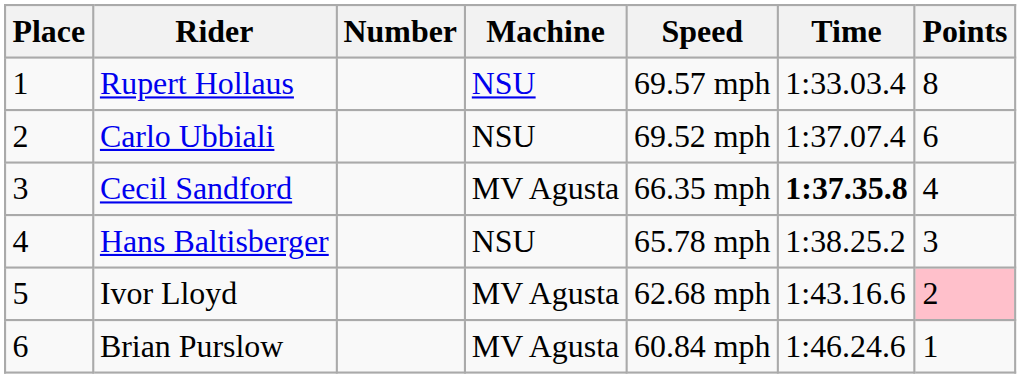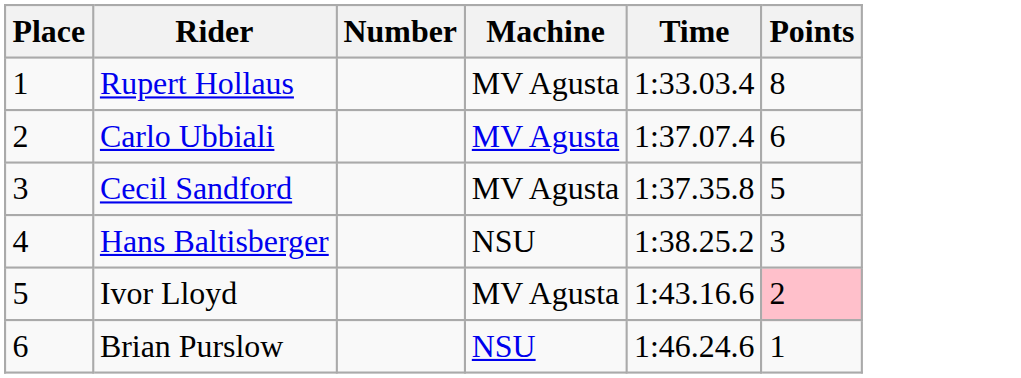- column: (702, 31)
(504, 83) NSU -> (546, 83) MV Agusta
(504, 136) NSU -> (546, 136) MV Agusta
(846, 188) bold -> (694, 188) normal
(930, 188) 4 -> (777, 188) 5
(546, 346) MV Agusta -> (504, 346) NSU
